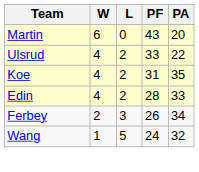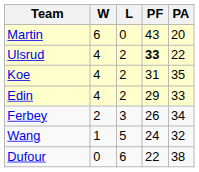(152, 55) normal -> (152, 55) bold
(152, 95) 28 -> (152, 95) 29
+ row: (27, 156)
